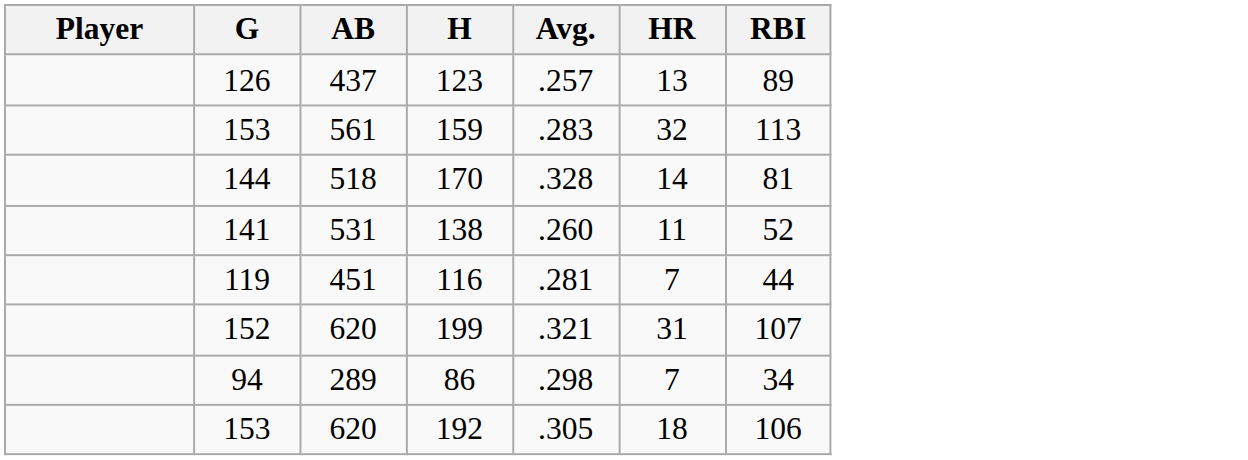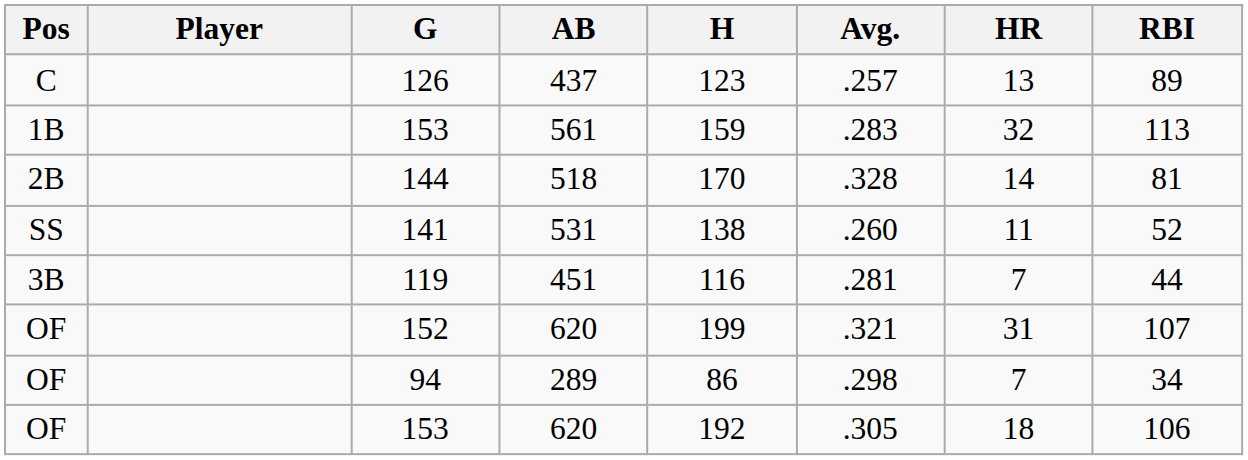+ column: (46, 29)
